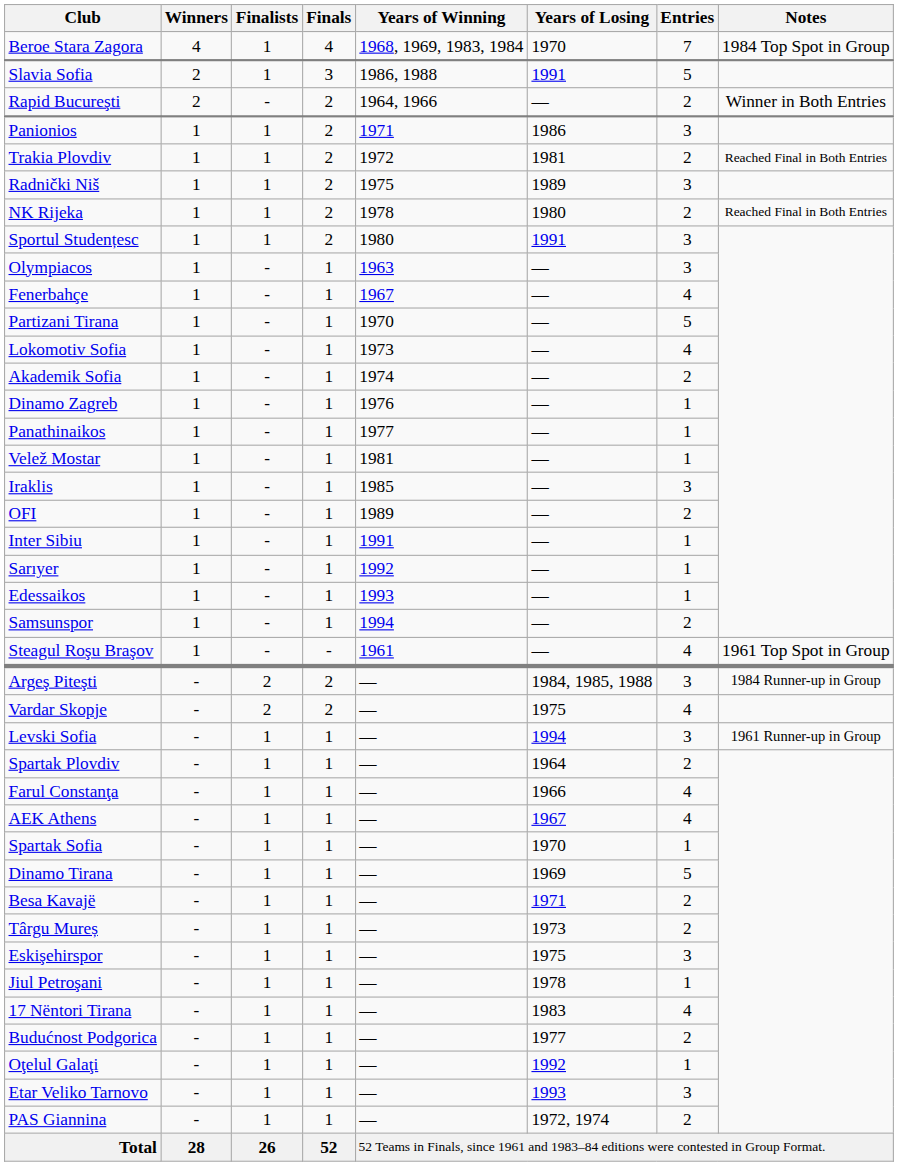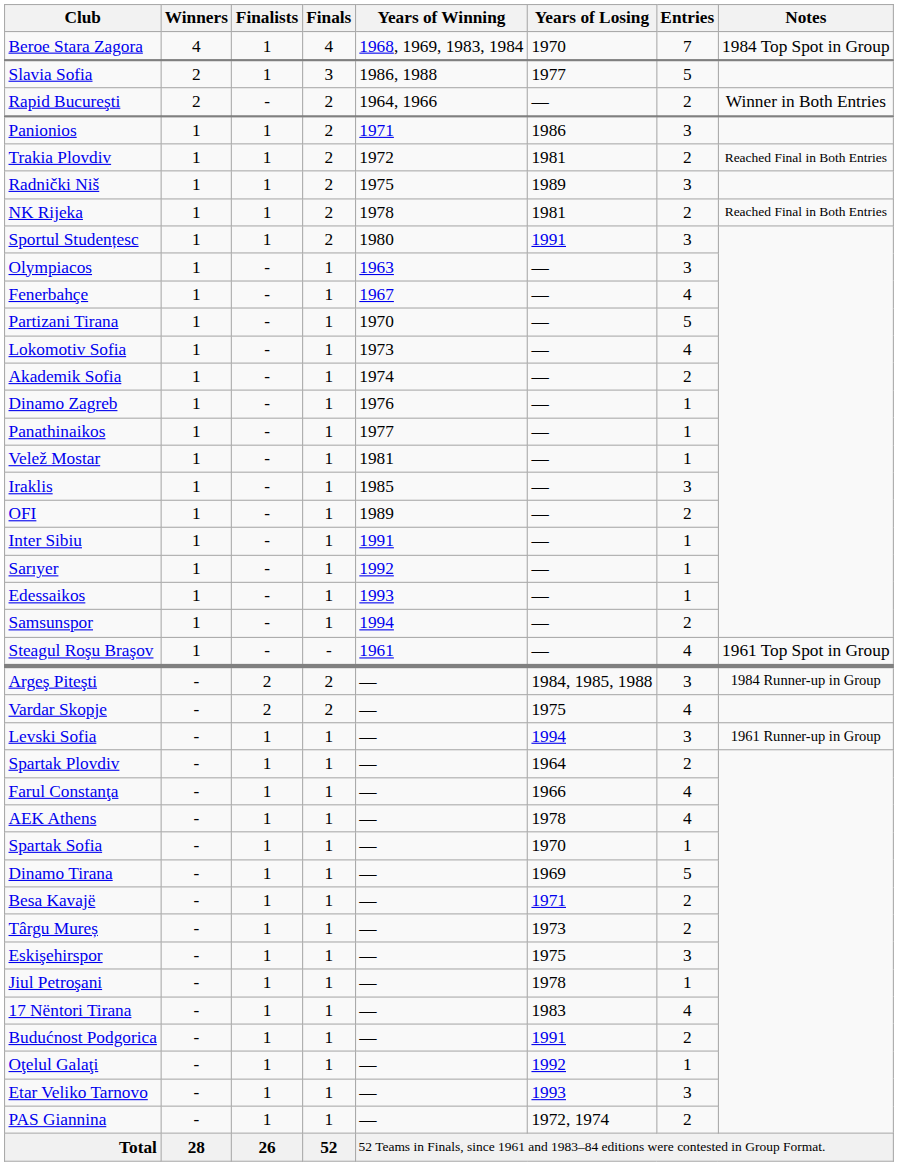(549, 74) 1991 -> (549, 74) 1977
(549, 212) 1980 -> (549, 212) 1981
(549, 818) 1967 -> (549, 818) 1978
(549, 1037) 1977 -> (549, 1037) 1991
